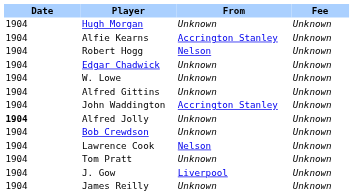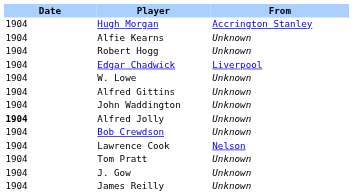- column: (320, 11)
(197, 24) Unknown -> (262, 24) Accrington Stanley
(228, 38) Accrington Stanley -> (232, 38) Unknown
(194, 51) Nelson -> (232, 51) Unknown
(197, 65) Unknown -> (237, 65) Liverpool
(228, 105) Accrington Stanley -> (232, 105) Unknown
(203, 173) Liverpool -> (232, 173) Unknown
